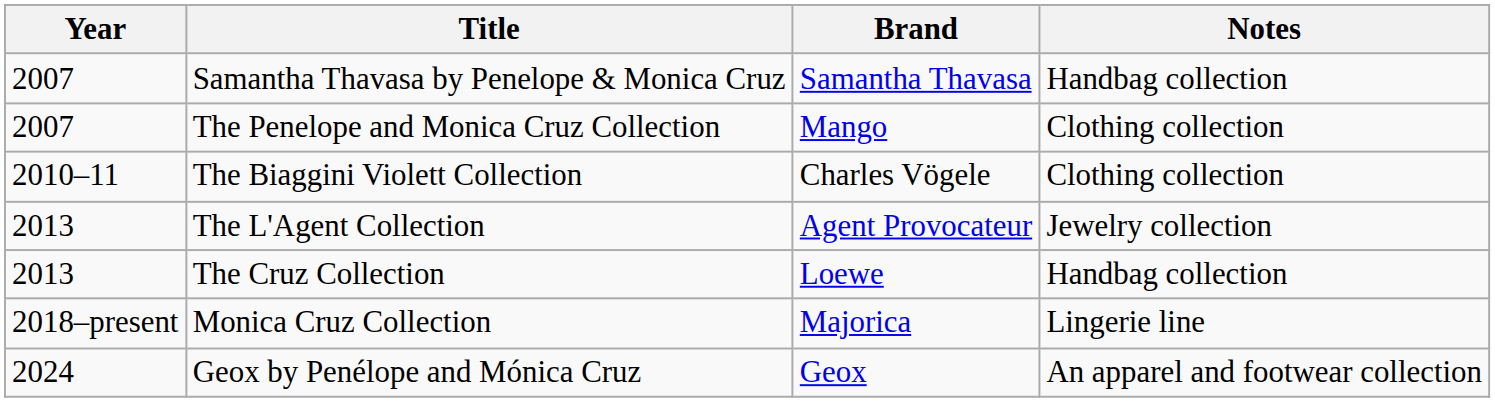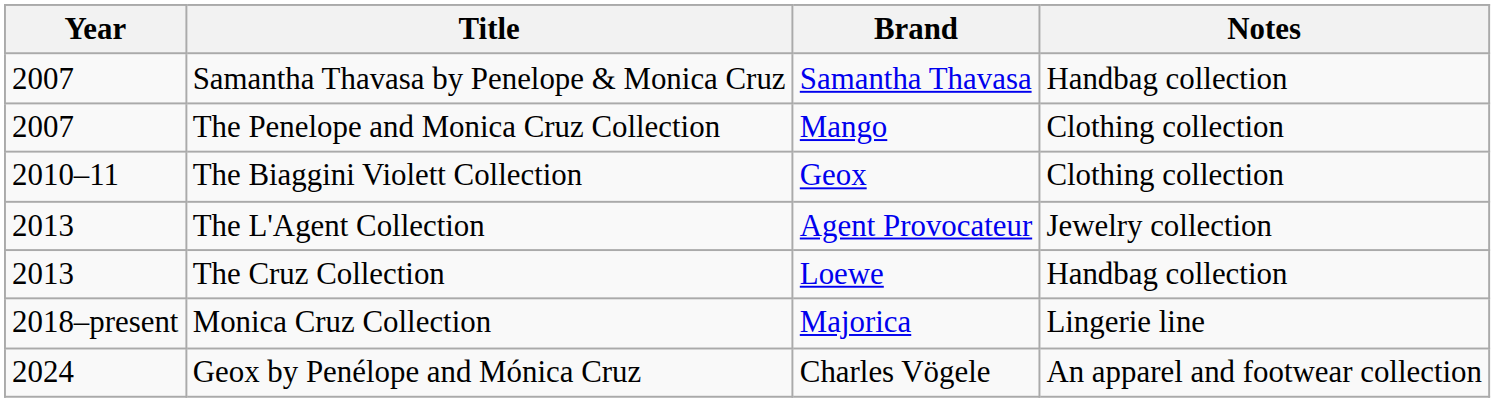(895, 175) Charles Vögele -> (833, 175) Geox
(833, 371) Geox -> (895, 371) Charles Vögele
